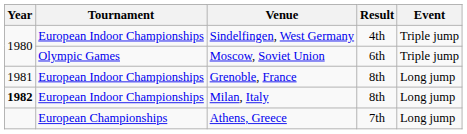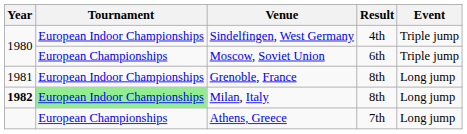(79, 56) Olympic Games -> (103, 56) European Championships
(121, 97) no background -> (121, 97) lightgreen background
